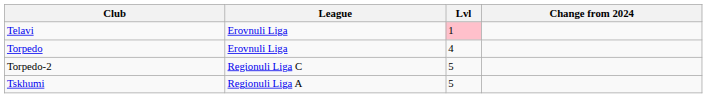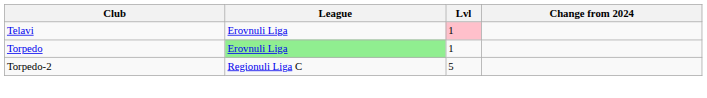(258, 48) no background -> (258, 48) lightgreen background
(451, 48) 4 -> (451, 48) 1
- row: (26, 83)
